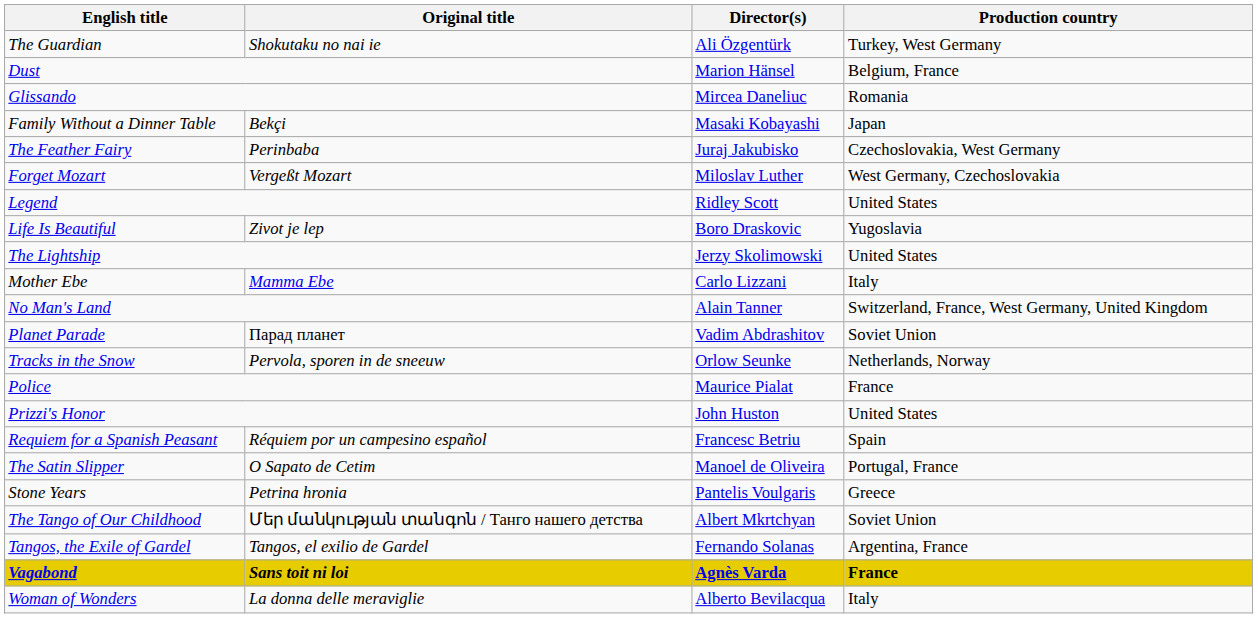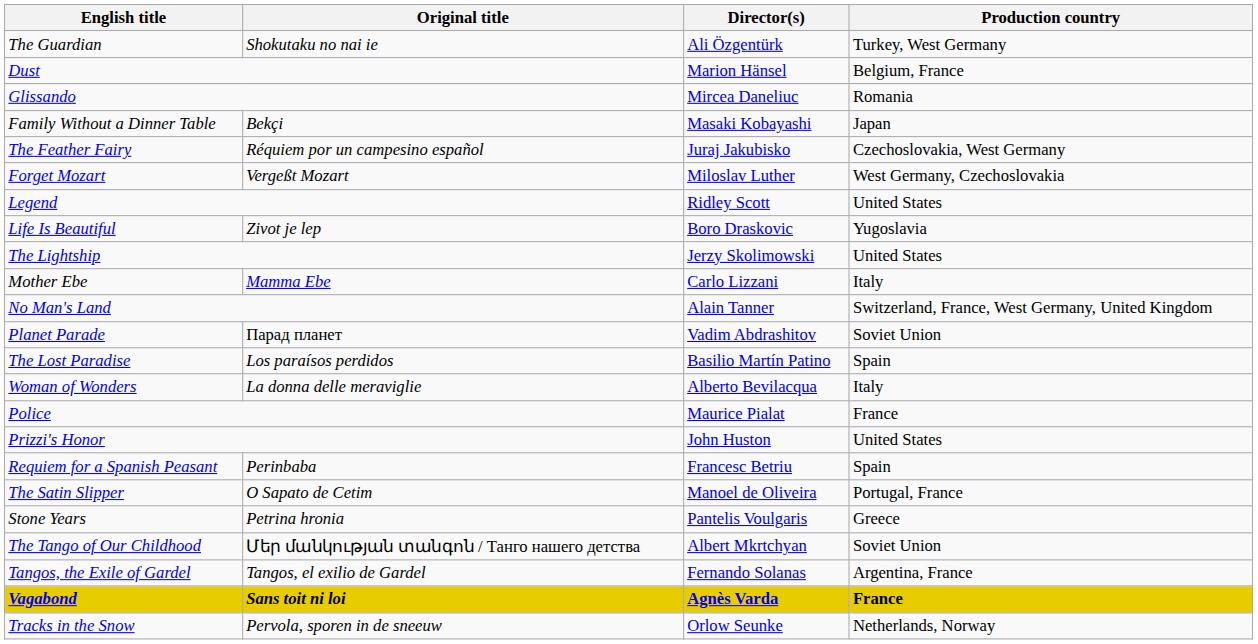(284, 149) Perinbaba -> (365, 149) Réquiem por un campesino español
+ row: (69, 360)
rows swapped: (71, 360) <-> (72, 599)
(368, 439) Réquiem por un campesino español -> (281, 466) Perinbaba
